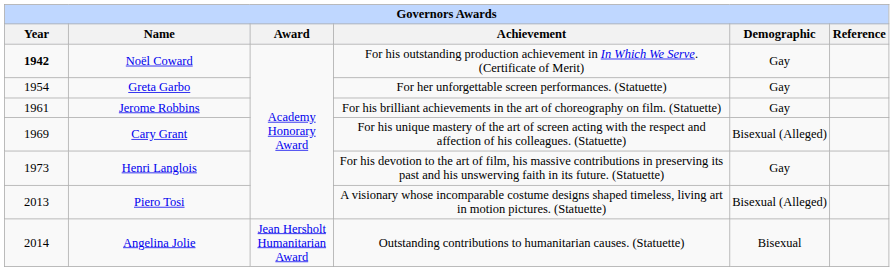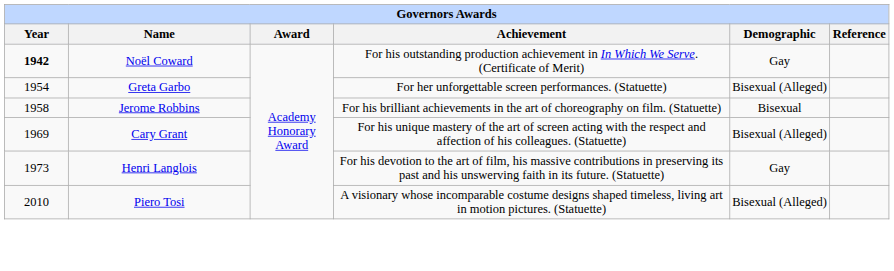(780, 87) Gay -> (780, 87) Bisexual (Alleged)
(37, 107) 1961 -> (37, 107) 1958
(780, 107) Gay -> (780, 107) Bisexual
(37, 202) 2013 -> (37, 202) 2010
- row: (159, 242)
